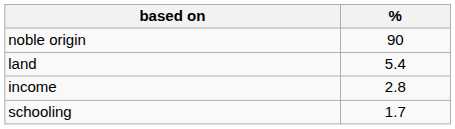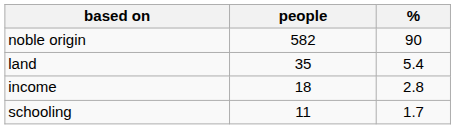+ column: (303, 16)
